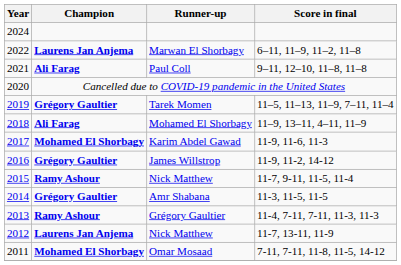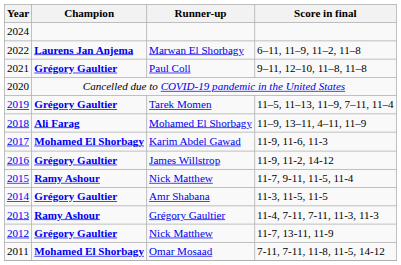(57, 68) Ali Farag -> (76, 68) Grégory Gaultier
(84, 233) Laurens Jan Anjema -> (76, 233) Grégory Gaultier
